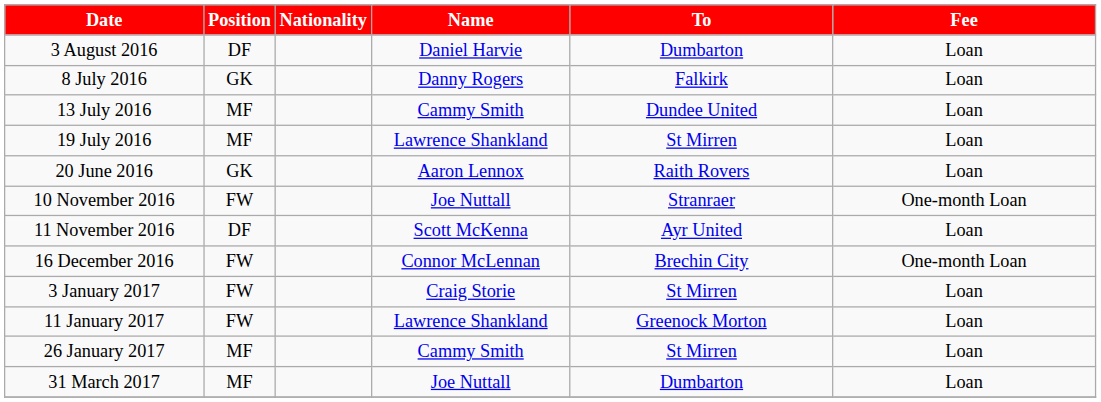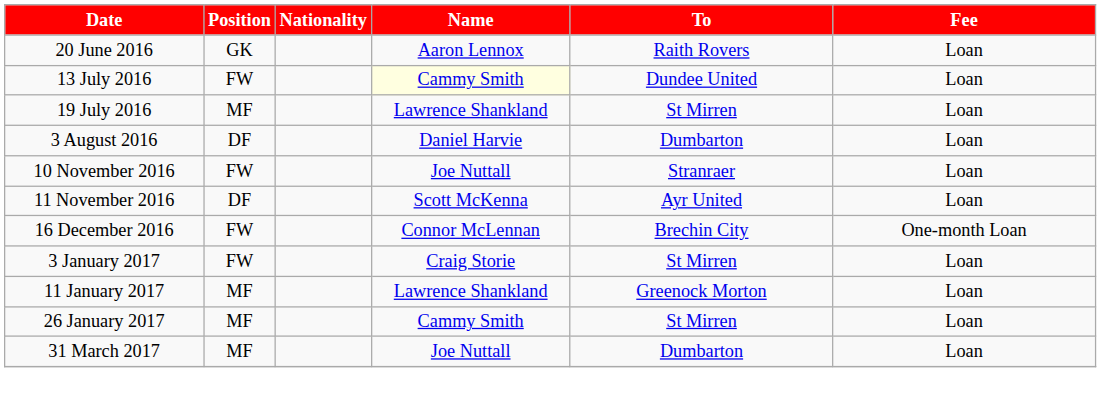rows swapped: (104, 170) <-> (104, 50)
- row: (104, 80)
(239, 110) MF -> (239, 80) FW
(471, 110) no background -> (471, 80) lightyellow background
(964, 200) One-month Loan -> (964, 170) Loan
(239, 321) FW -> (239, 291) MF
